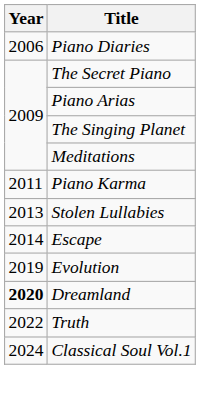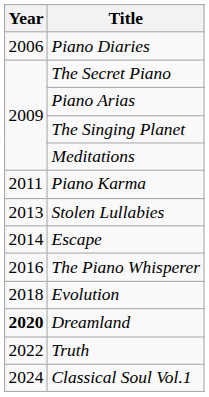+ row: (126, 267)
(26, 267) 2019 -> (26, 294) 2018
